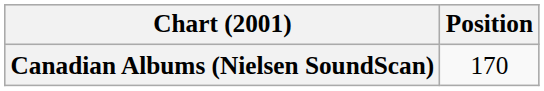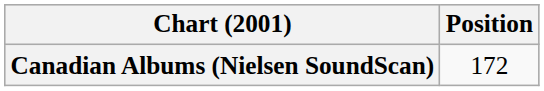(489, 64) 170 -> (489, 64) 172
